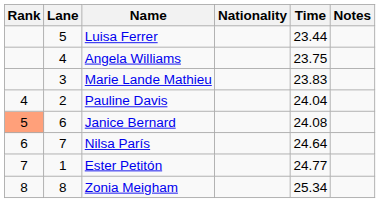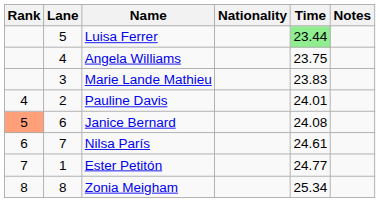(310, 37) no background -> (310, 37) lightgreen background
(310, 101) 24.04 -> (310, 101) 24.01
(310, 144) 24.64 -> (310, 144) 24.61
